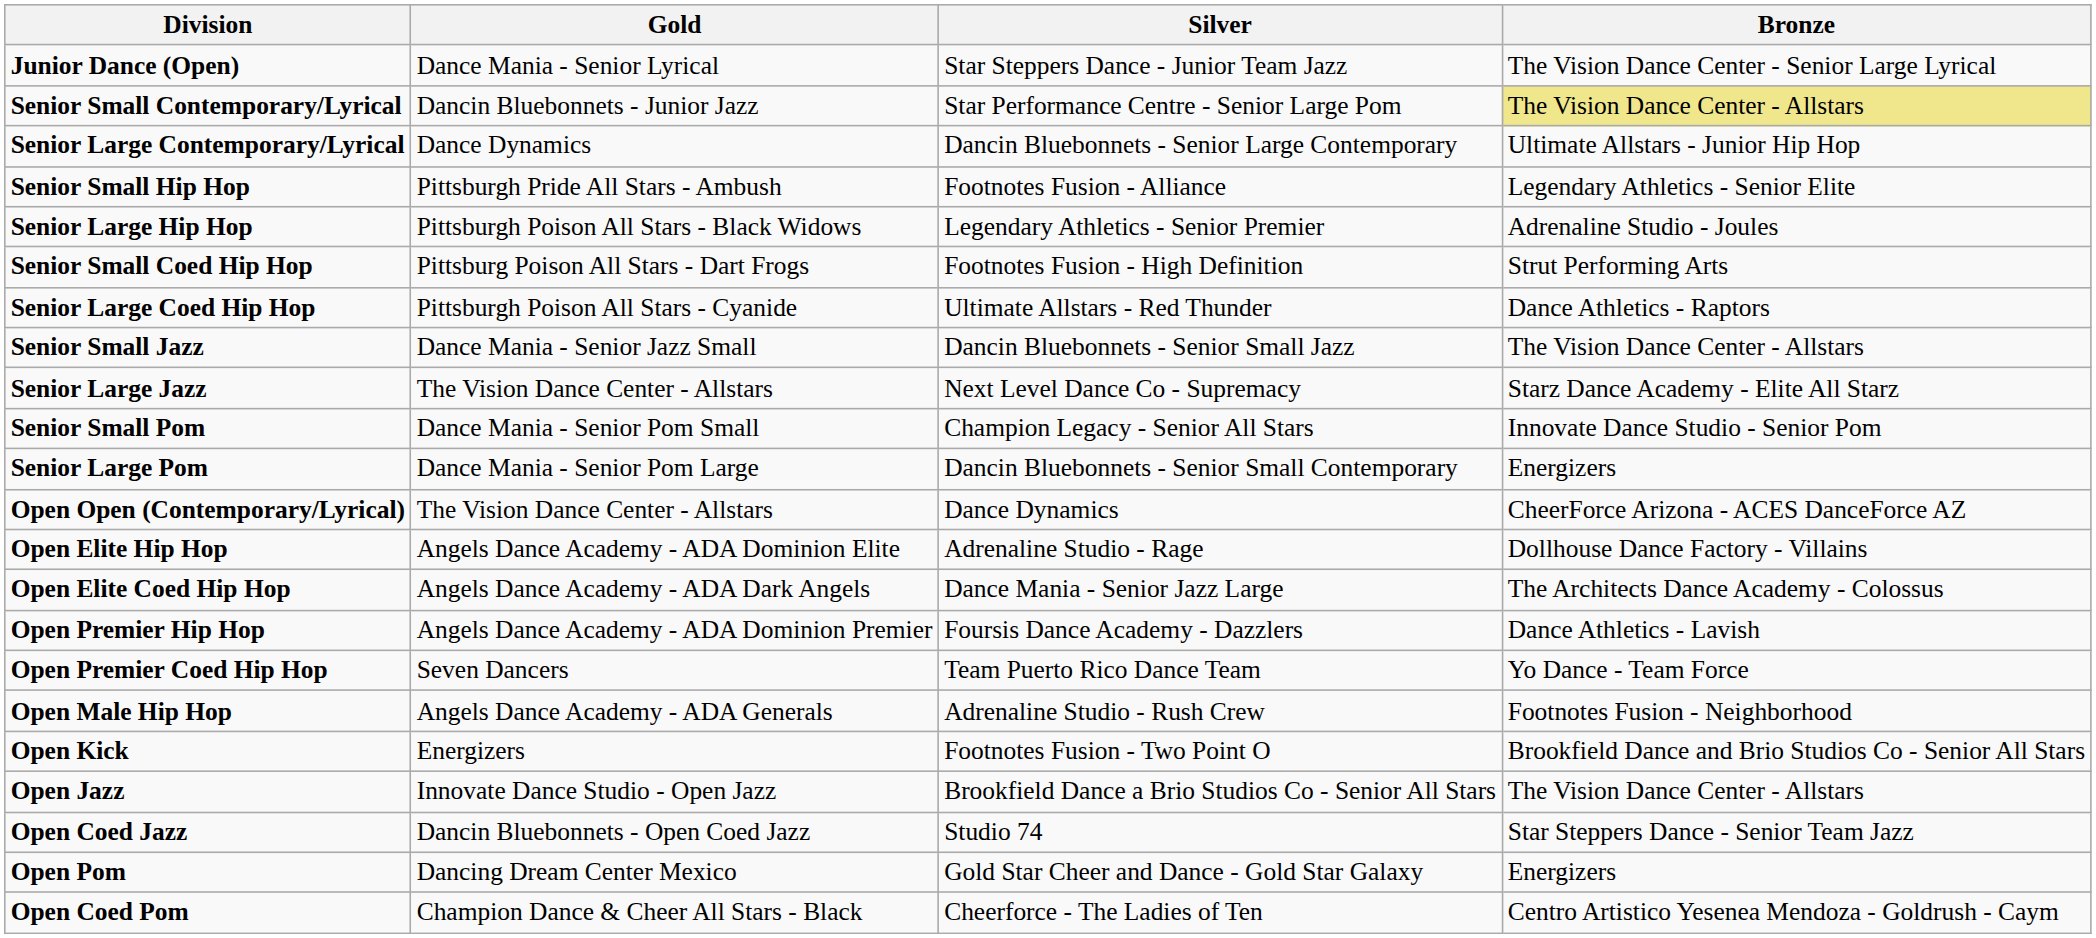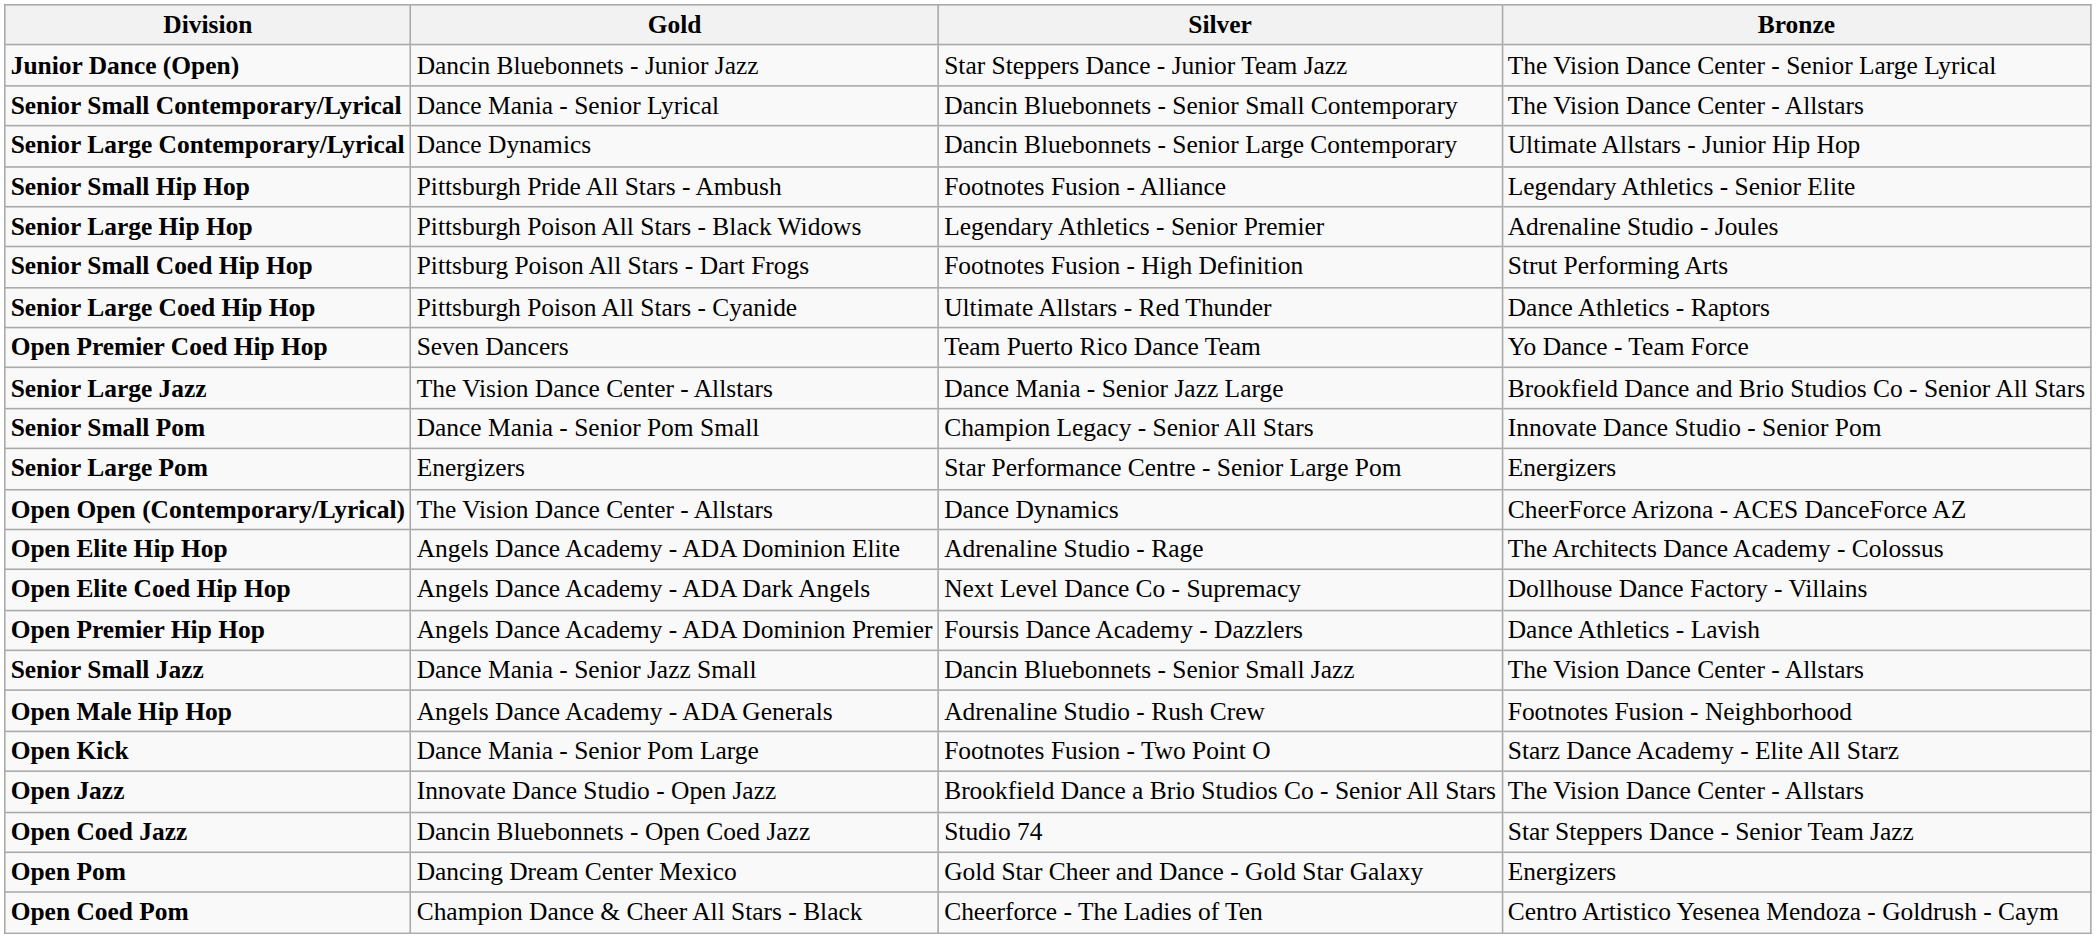(568, 65) Dance Mania - Senior Lyrical -> (588, 65) Dancin Bluebonnets - Junior Jazz
(588, 105) Dancin Bluebonnets - Junior Jazz -> (568, 105) Dance Mania - Senior Lyrical
(1173, 105) Star Performance Centre - Senior Large Pom -> (1201, 105) Dancin Bluebonnets - Senior Small Contemporary
(1686, 105) khaki background -> (1686, 105) no background
rows swapped: (107, 347) <-> (169, 670)
(1123, 387) Next Level Dance Co - Supremacy -> (1114, 387) Dance Mania - Senior Jazz Large
(1703, 387) Starz Dance Academy - Elite All Starz -> (1796, 387) Brookfield Dance and Brio Studios Co - Senior All Stars
(588, 468) Dance Mania - Senior Pom Large -> (471, 468) Energizers
(1201, 468) Dancin Bluebonnets - Senior Small Contemporary -> (1173, 468) Star Performance Centre - Senior Large Pom
(1688, 549) Dollhouse Dance Factory - Villains -> (1726, 549) The Architects Dance Academy - Colossus
(1114, 589) Dance Mania - Senior Jazz Large -> (1123, 589) Next Level Dance Co - Supremacy
(1726, 589) The Architects Dance Academy - Colossus -> (1688, 589) Dollhouse Dance Factory - Villains
(471, 750) Energizers -> (588, 750) Dance Mania - Senior Pom Large
(1796, 750) Brookfield Dance and Brio Studios Co - Senior All Stars -> (1703, 750) Starz Dance Academy - Elite All Starz
